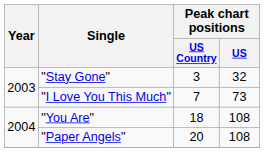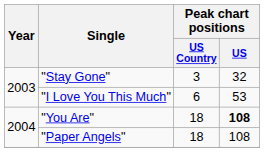(196, 97) 7 -> (196, 97) 6
(239, 97) 73 -> (239, 97) 53
(239, 117) normal -> (239, 117) bold
(196, 137) 20 -> (196, 137) 18
